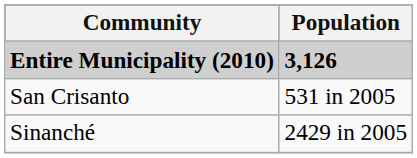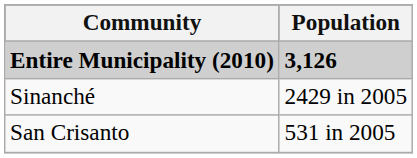rows swapped: (70, 96) <-> (53, 133)
